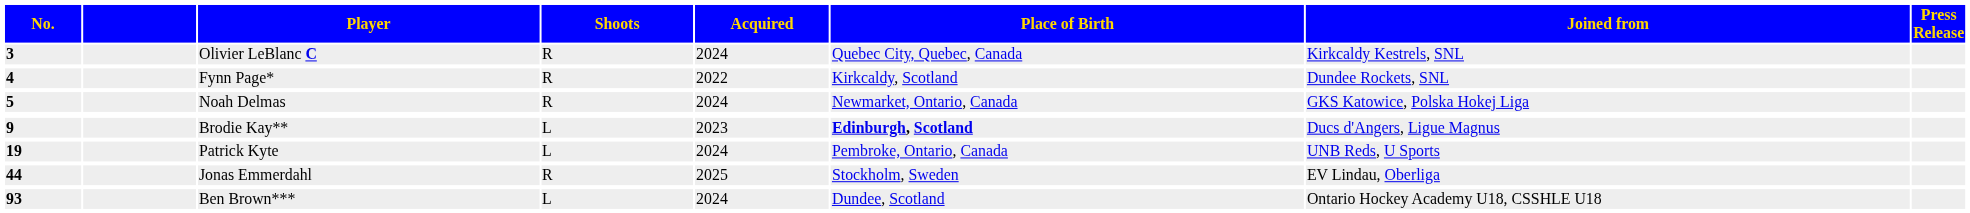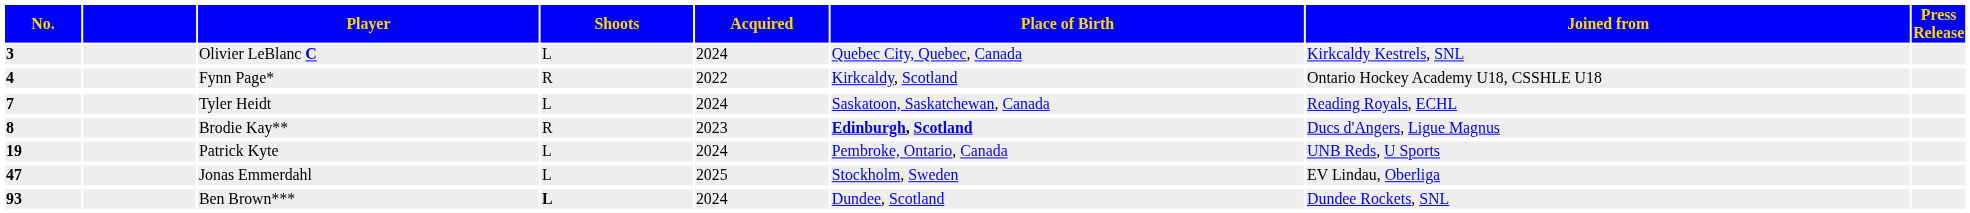(547, 54) R -> (547, 54) L
(1378, 78) Dundee Rockets, SNL -> (1454, 78) Ontario Hockey Academy U18, CSSHLE U18
- row: (242, 102)
+ row: (235, 103)
(10, 127) 9 -> (10, 127) 8
(547, 127) L -> (547, 127) R
(14, 175) 44 -> (14, 175) 47
(547, 175) R -> (547, 175) L
(547, 199) normal -> (547, 199) bold
(1454, 199) Ontario Hockey Academy U18, CSSHLE U18 -> (1378, 199) Dundee Rockets, SNL
